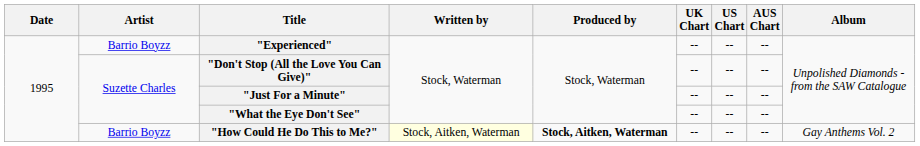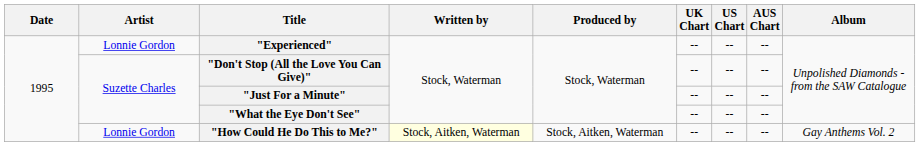(139, 45) Barrio Boyzz -> (139, 45) Lonnie Gordon
(139, 132) Barrio Boyzz -> (139, 132) Lonnie Gordon
(605, 132) bold -> (605, 132) normal
